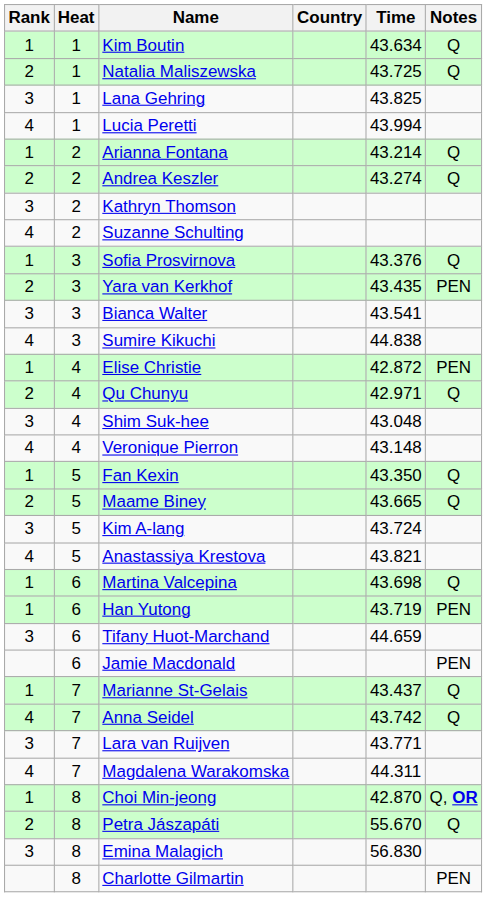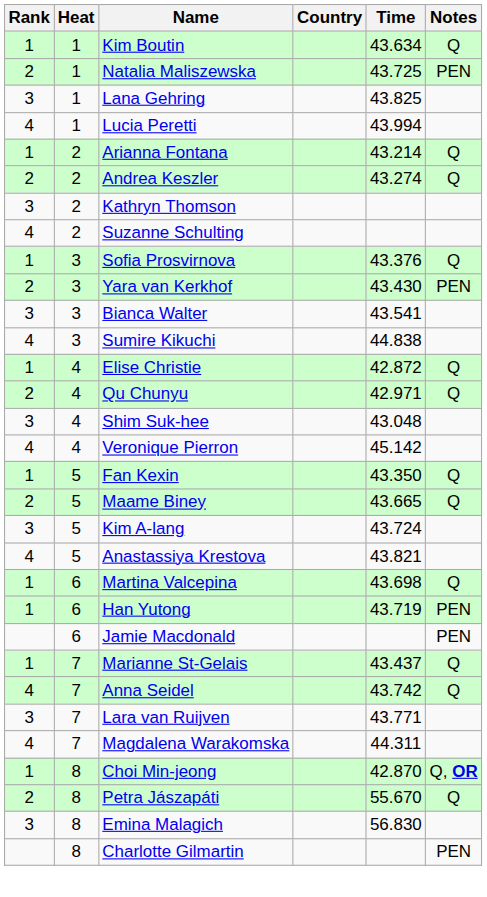(454, 71) Q -> (454, 71) PEN
(396, 286) 43.435 -> (396, 286) 43.430
(454, 367) PEN -> (454, 367) Q
(396, 448) 43.148 -> (396, 448) 45.142
- row: (186, 636)
